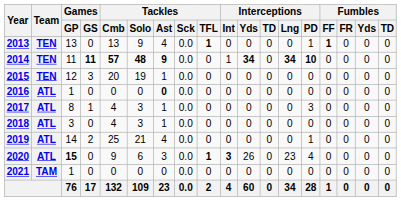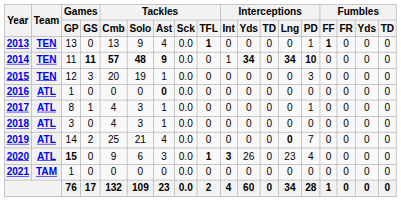(311, 76) 0 -> (311, 76) 3
(311, 108) 3 -> (311, 108) 1
(290, 140) normal -> (290, 140) bold
(311, 140) 1 -> (311, 140) 7
